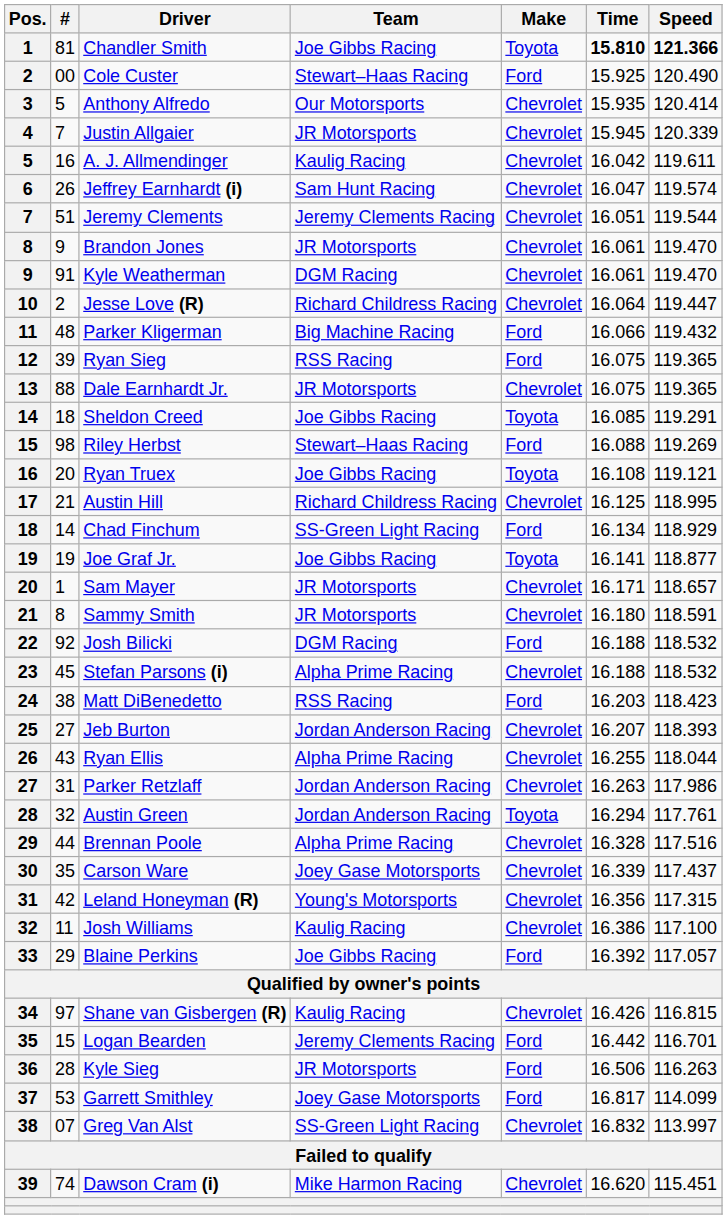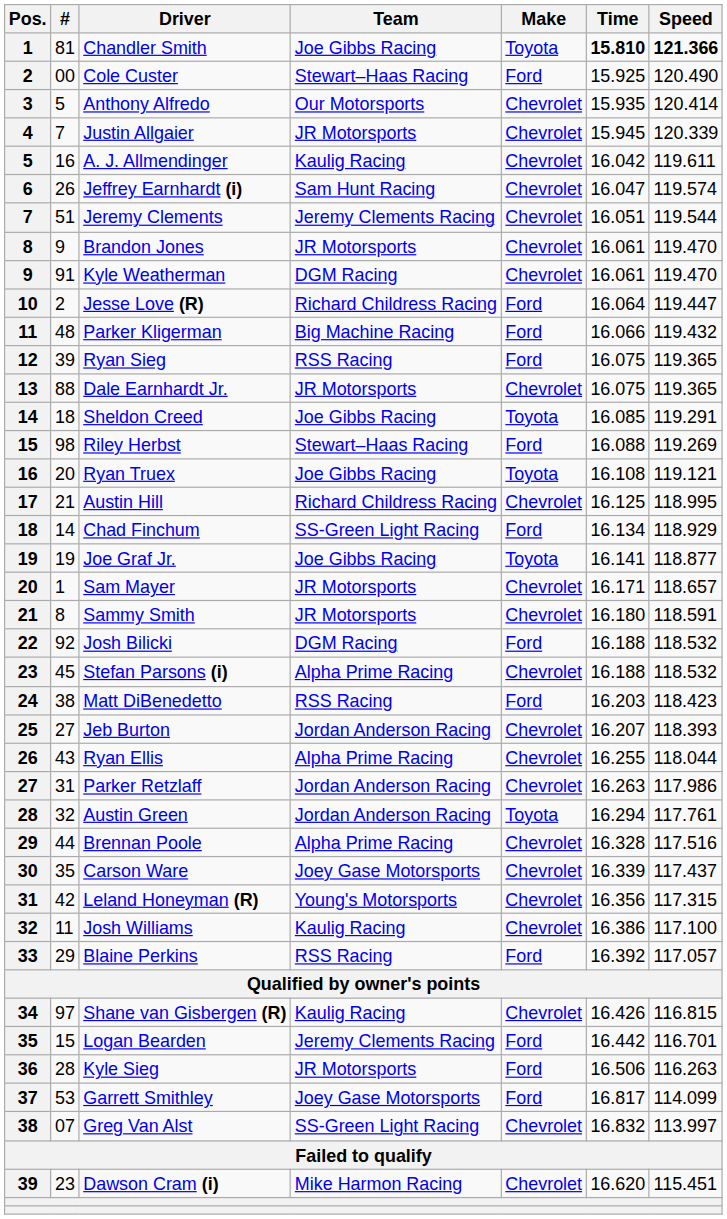(544, 303) Chevrolet -> (524, 303) Ford
(366, 956) Joe Gibbs Racing -> (344, 956) RSS Racing
(65, 1183) 74 -> (65, 1183) 23
